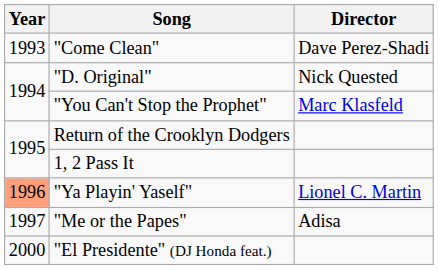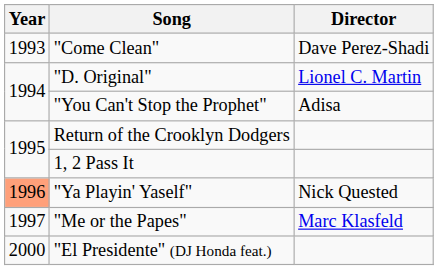(348, 76) Nick Quested -> (360, 76) Lionel C. Martin
(351, 105) Marc Klasfeld -> (319, 105) Adisa
(360, 192) Lionel C. Martin -> (348, 192) Nick Quested
(319, 221) Adisa -> (351, 221) Marc Klasfeld
